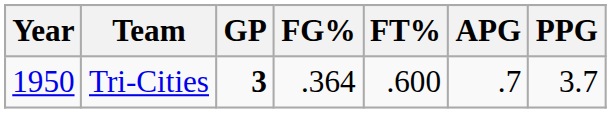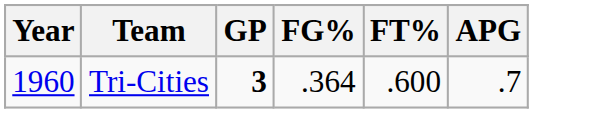- column: (567, 30)
(43, 81) 1950 -> (43, 81) 1960
